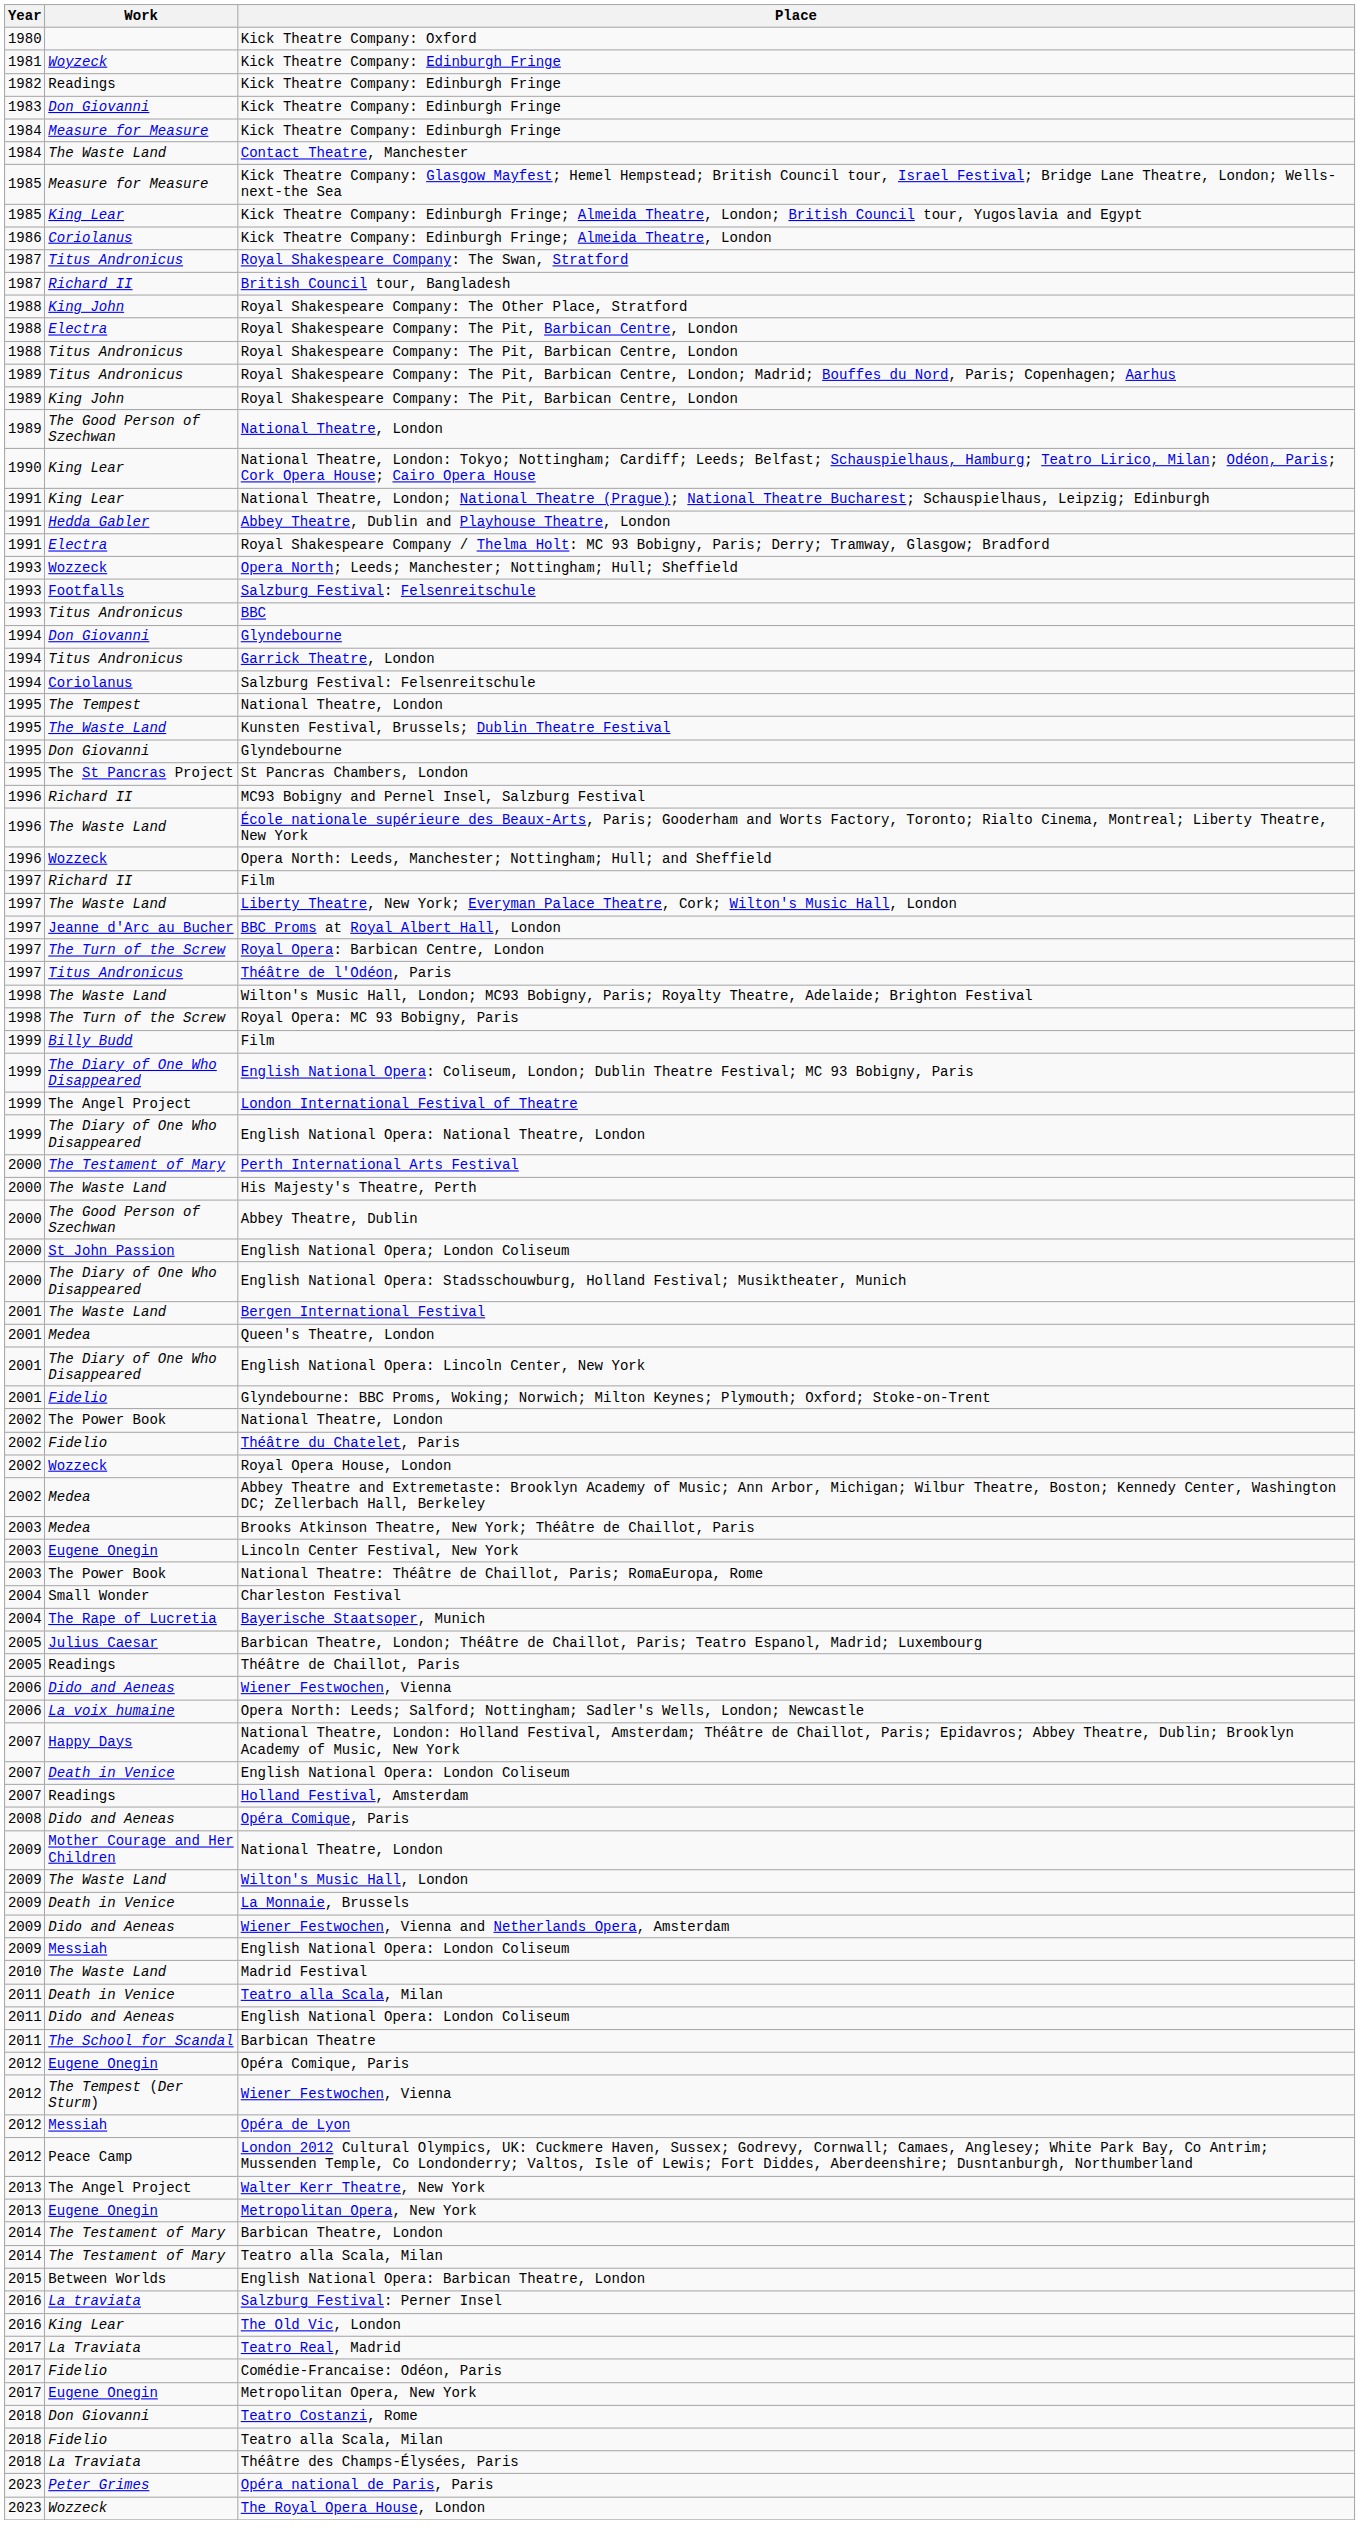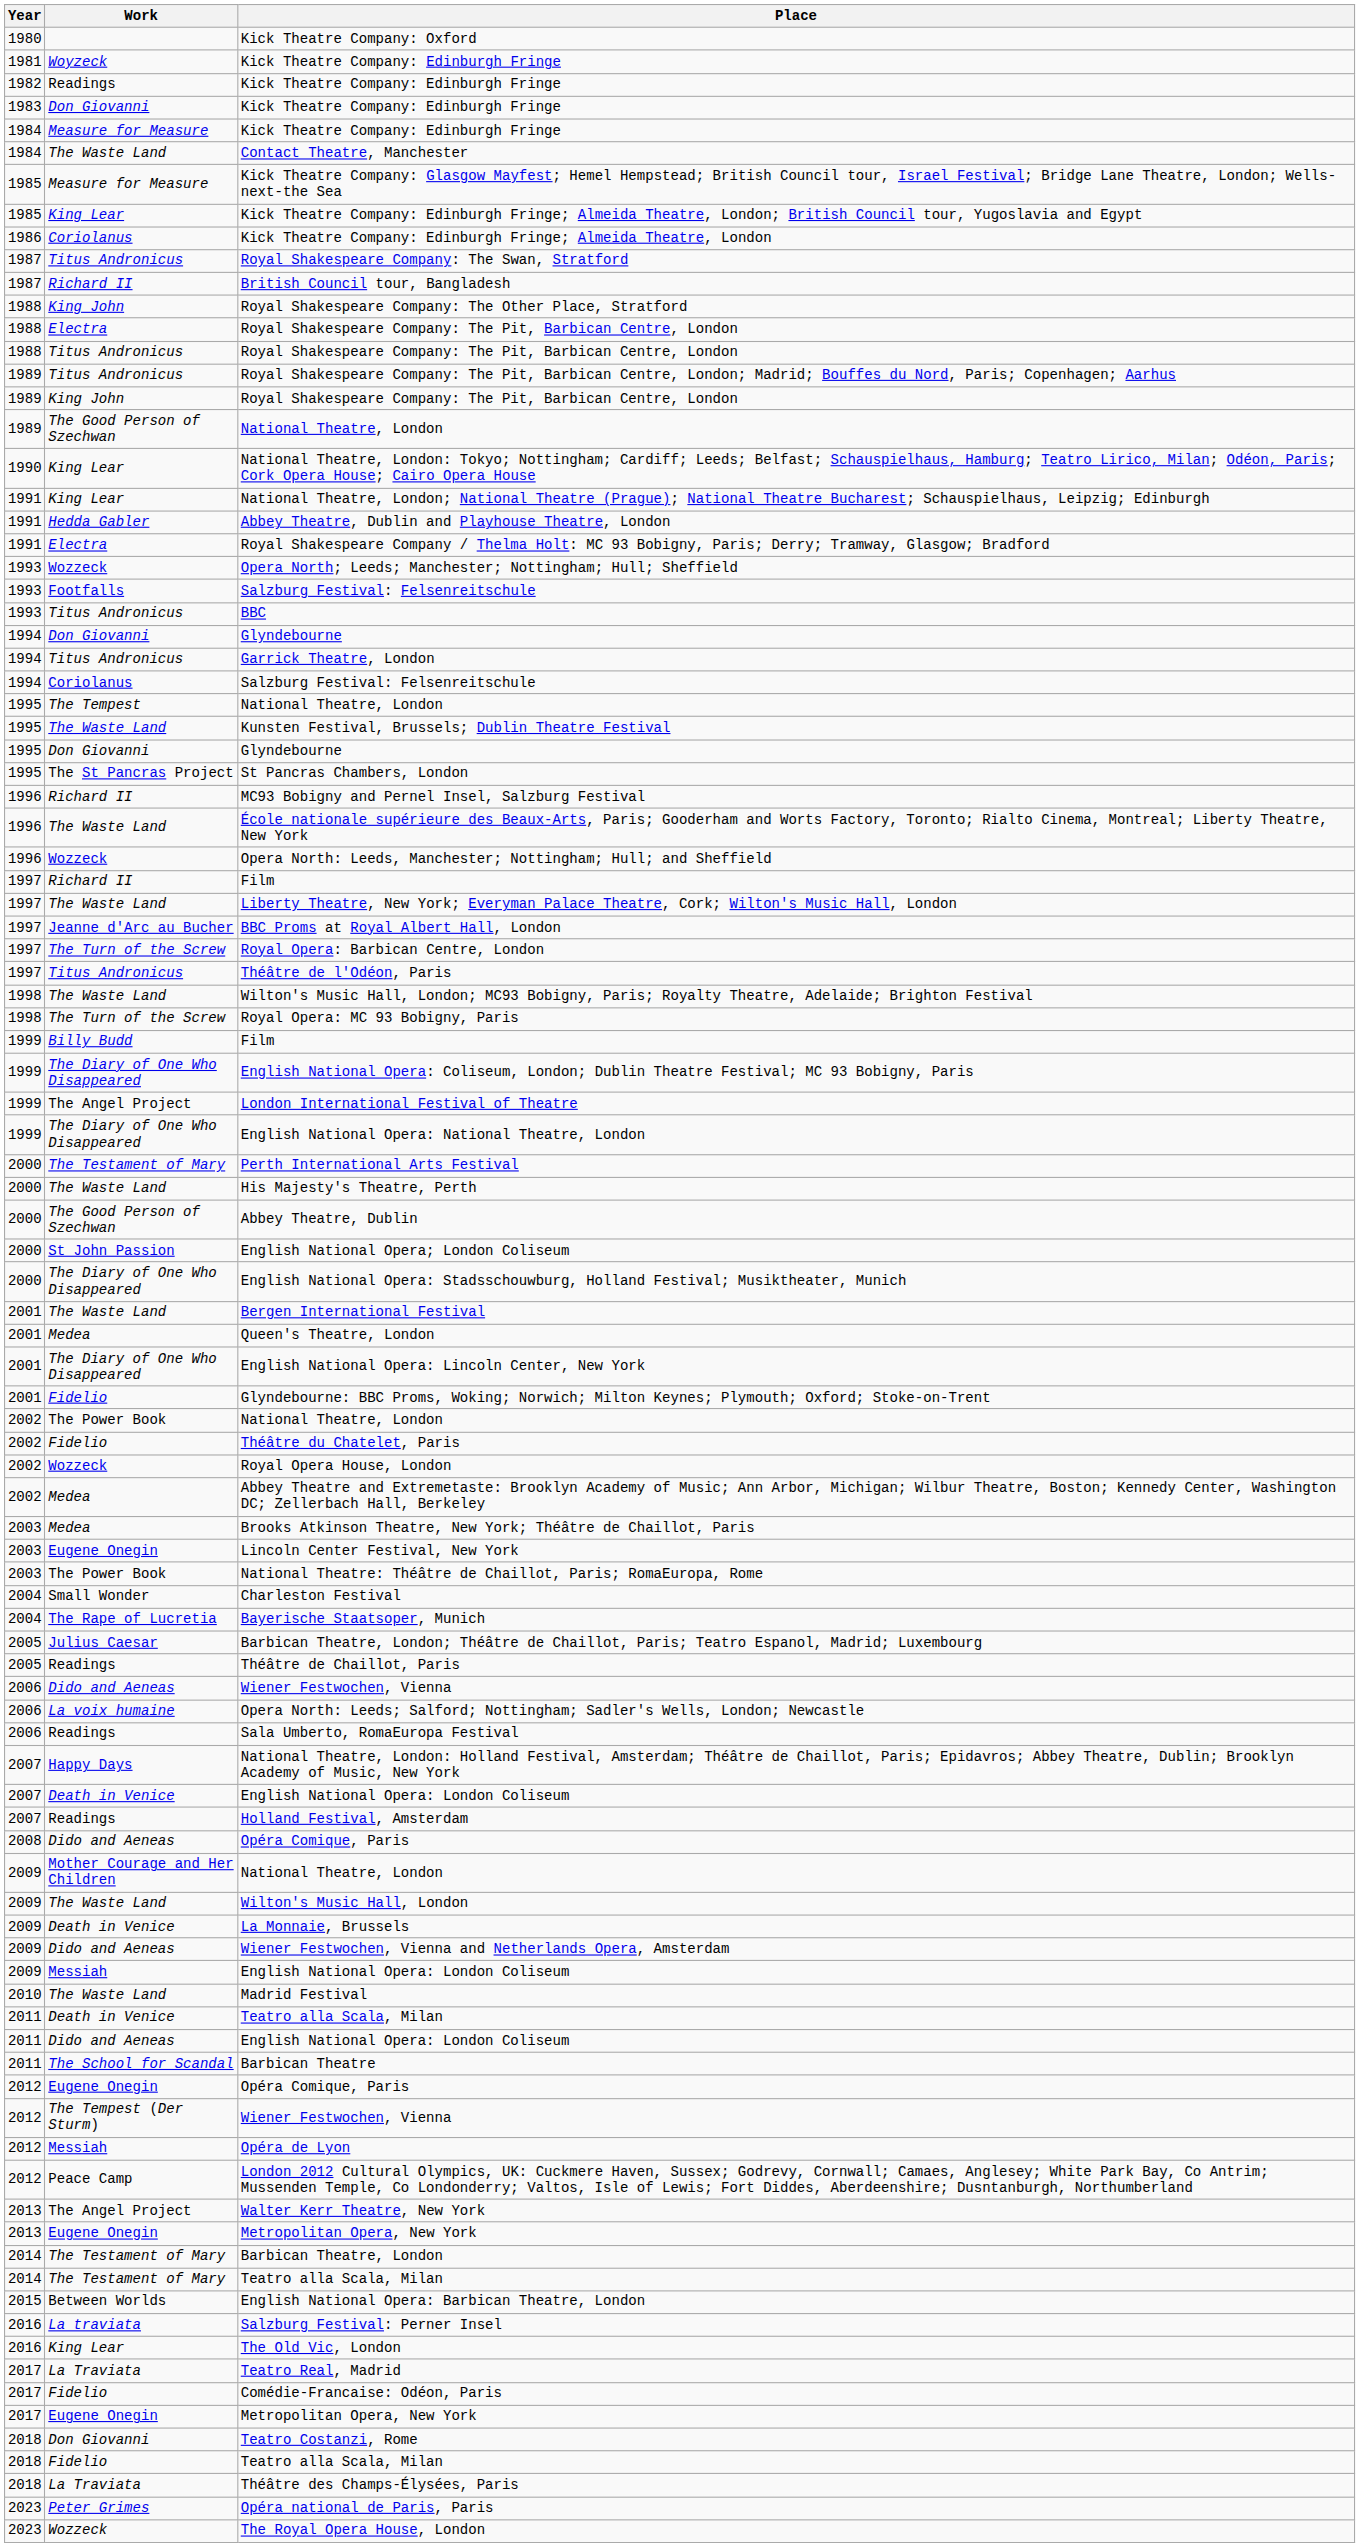+ row: (25, 1734)
